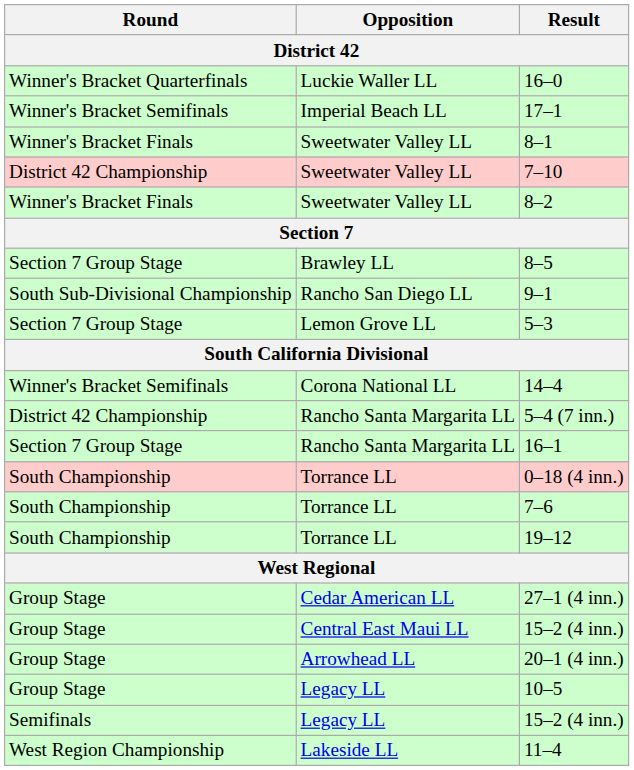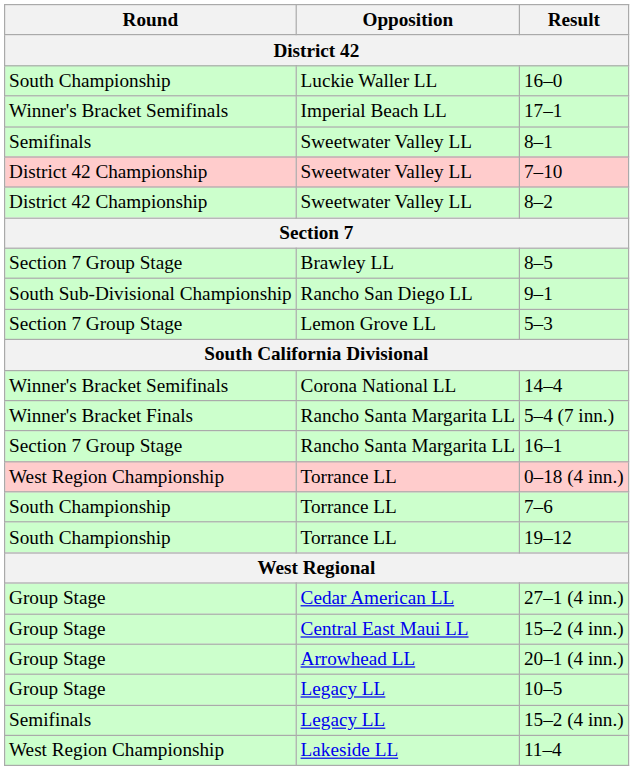(128, 80) Winner's Bracket Quarterfinals -> (90, 80) South Championship
(101, 141) Winner's Bracket Finals -> (50, 141) Semifinals
(101, 202) Winner's Bracket Finals -> (108, 202) District 42 Championship
(108, 415) District 42 Championship -> (101, 415) Winner's Bracket Finals
(90, 476) South Championship -> (117, 476) West Region Championship
